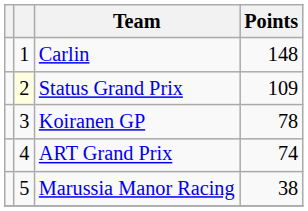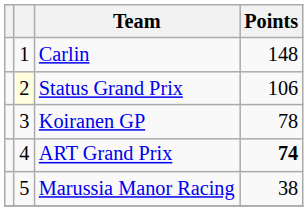(283, 87) 109 -> (283, 87) 106
(288, 154) normal -> (288, 154) bold
